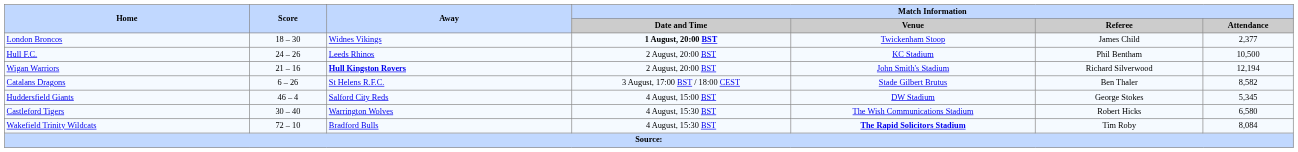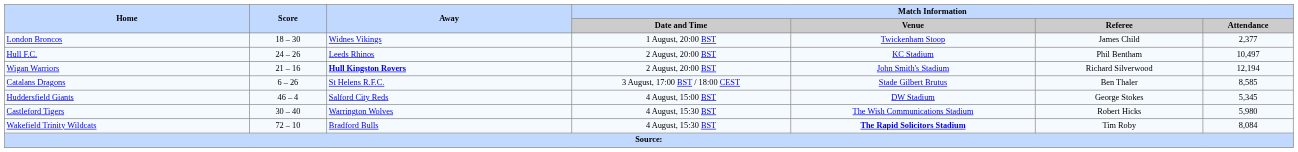(681, 40) bold -> (681, 40) normal
(1248, 54) 10,500 -> (1248, 54) 10,497
(1248, 83) 8,582 -> (1248, 83) 8,585
(1248, 111) 6,580 -> (1248, 111) 5,980
